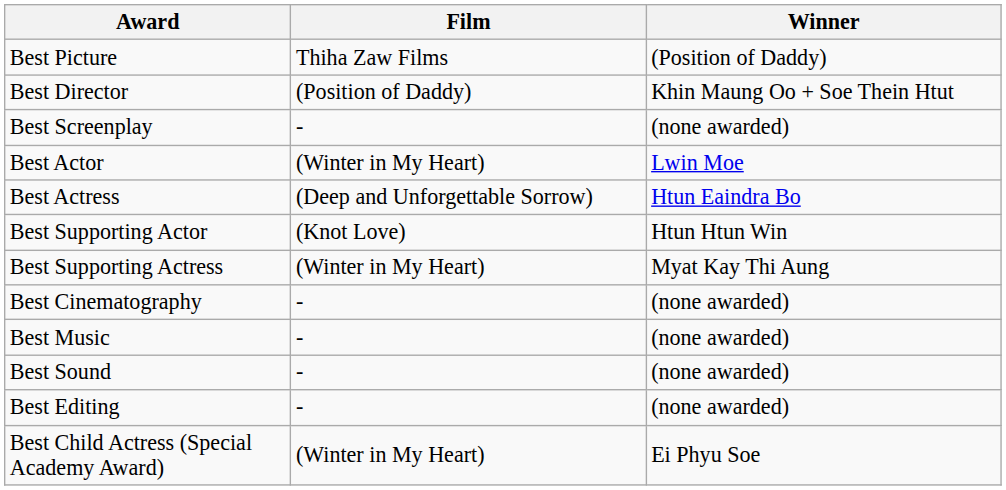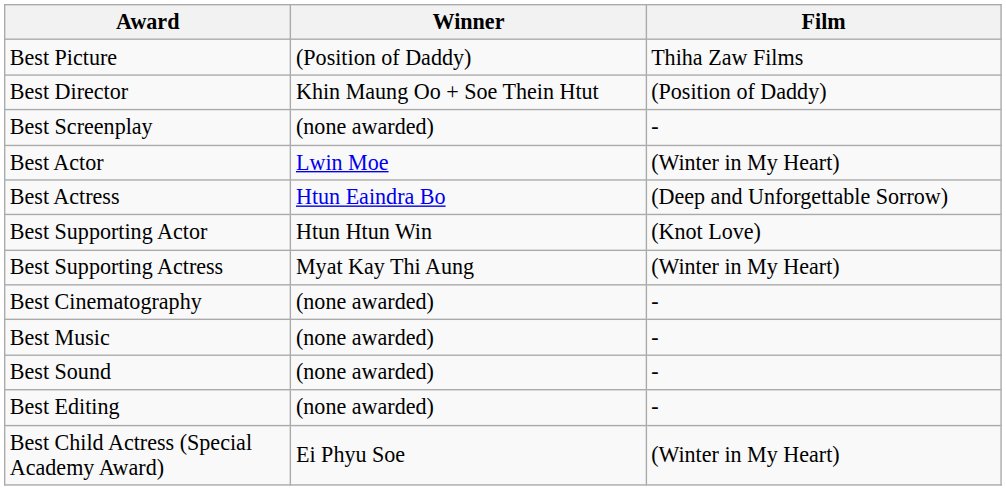columns swapped: (824, 22) <-> (468, 22)
